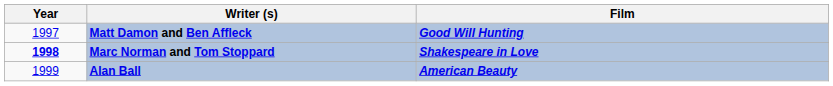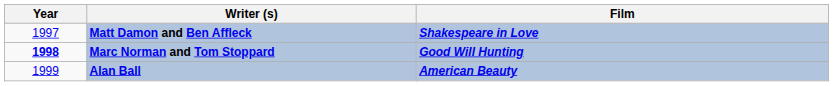(471, 33) Good Will Hunting -> (479, 33) Shakespeare in Love
(479, 52) Shakespeare in Love -> (471, 52) Good Will Hunting
